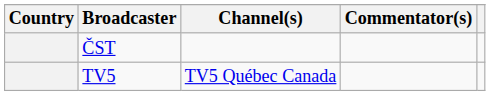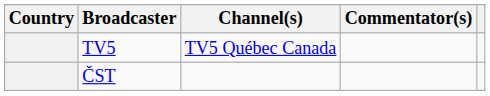rows swapped: (99, 76) <-> (99, 47)
